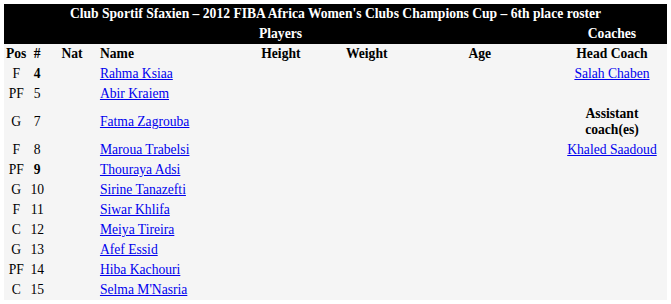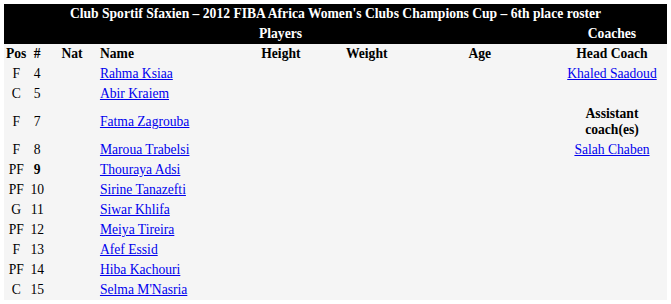(37, 74) bold -> (37, 74) normal
(612, 74) Salah Chaben -> (612, 74) Khaled Saadoud
(16, 94) PF -> (16, 94) C
(16, 122) G -> (16, 122) F
(612, 150) Khaled Saadoud -> (612, 150) Salah Chaben
(16, 190) G -> (16, 190) PF
(16, 210) F -> (16, 210) G
(16, 230) C -> (16, 230) PF
(16, 250) G -> (16, 250) F
